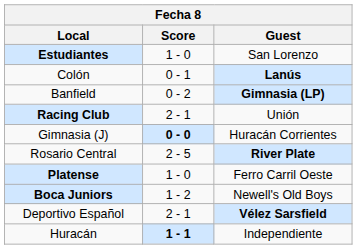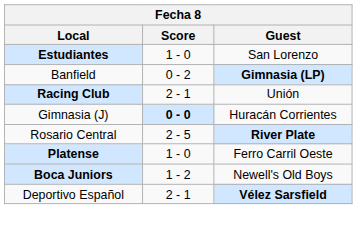- row: (73, 75)
- row: (73, 234)
